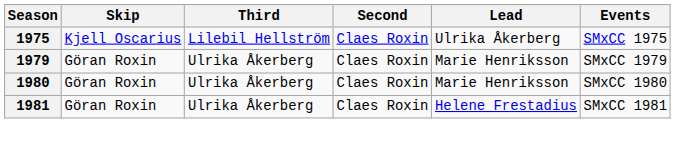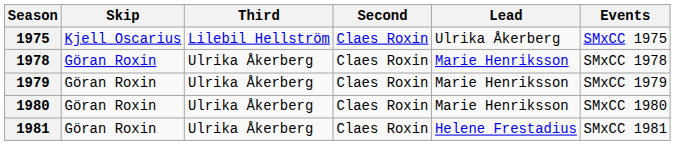+ row: (33, 61)
